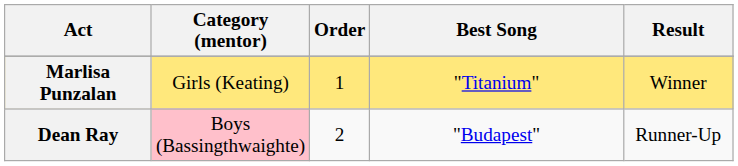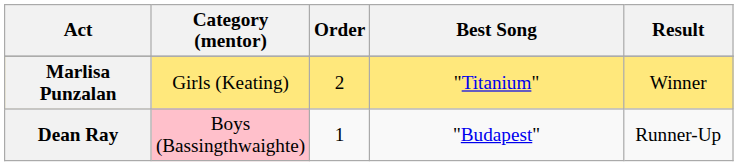(340, 82) 1 -> (340, 82) 2
(340, 134) 2 -> (340, 134) 1
